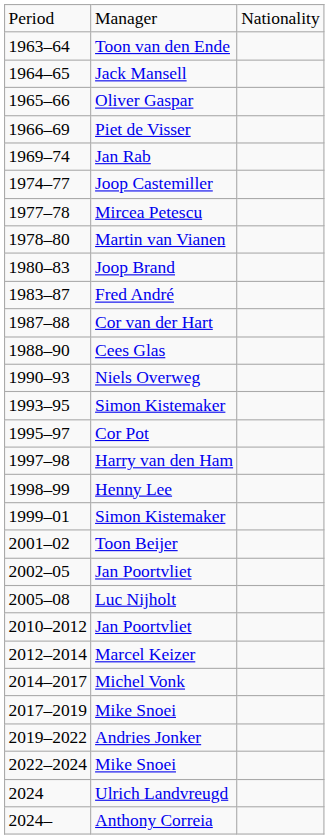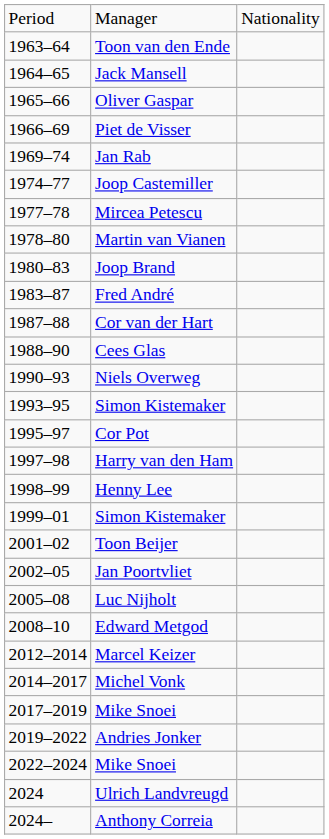+ row: (39, 626)
- row: (48, 626)
